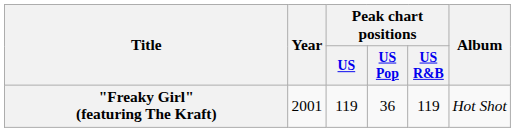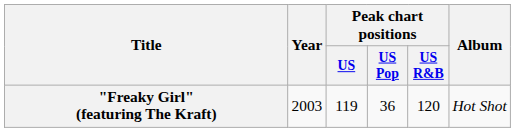(307, 106) 2001 -> (307, 106) 2003
(428, 106) 119 -> (428, 106) 120
